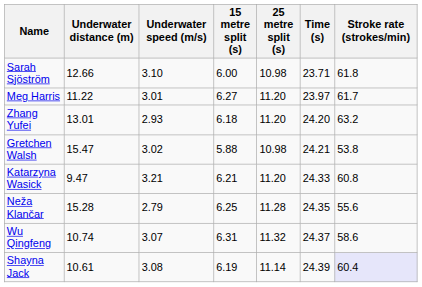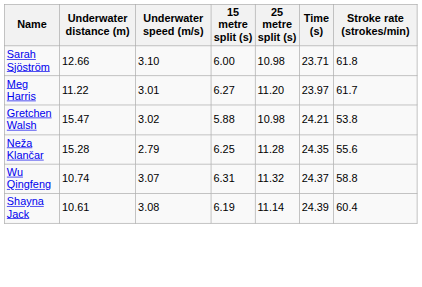- row: (22, 119)
- row: (31, 178)
(348, 237) 58.6 -> (347, 178) 58.8
(348, 267) lavender background -> (347, 208) no background
